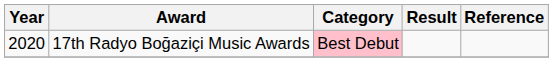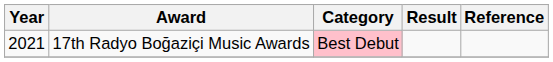(27, 43) 2020 -> (27, 43) 2021
